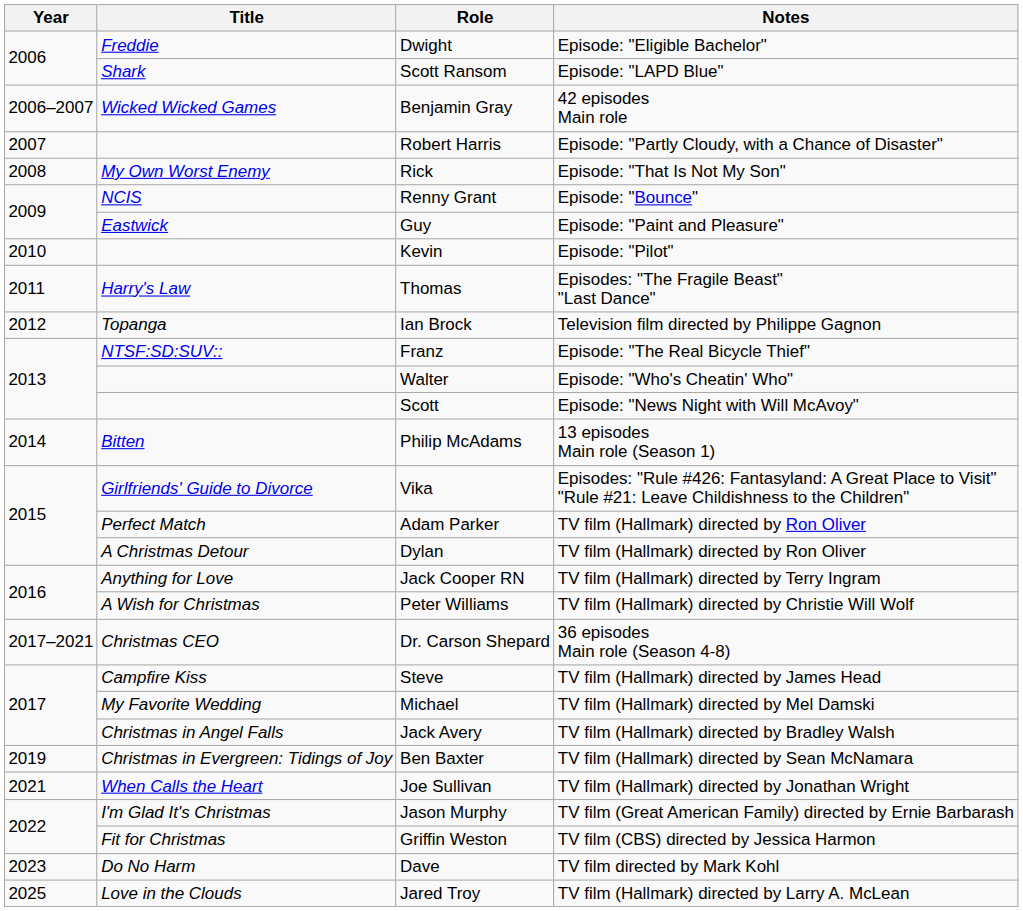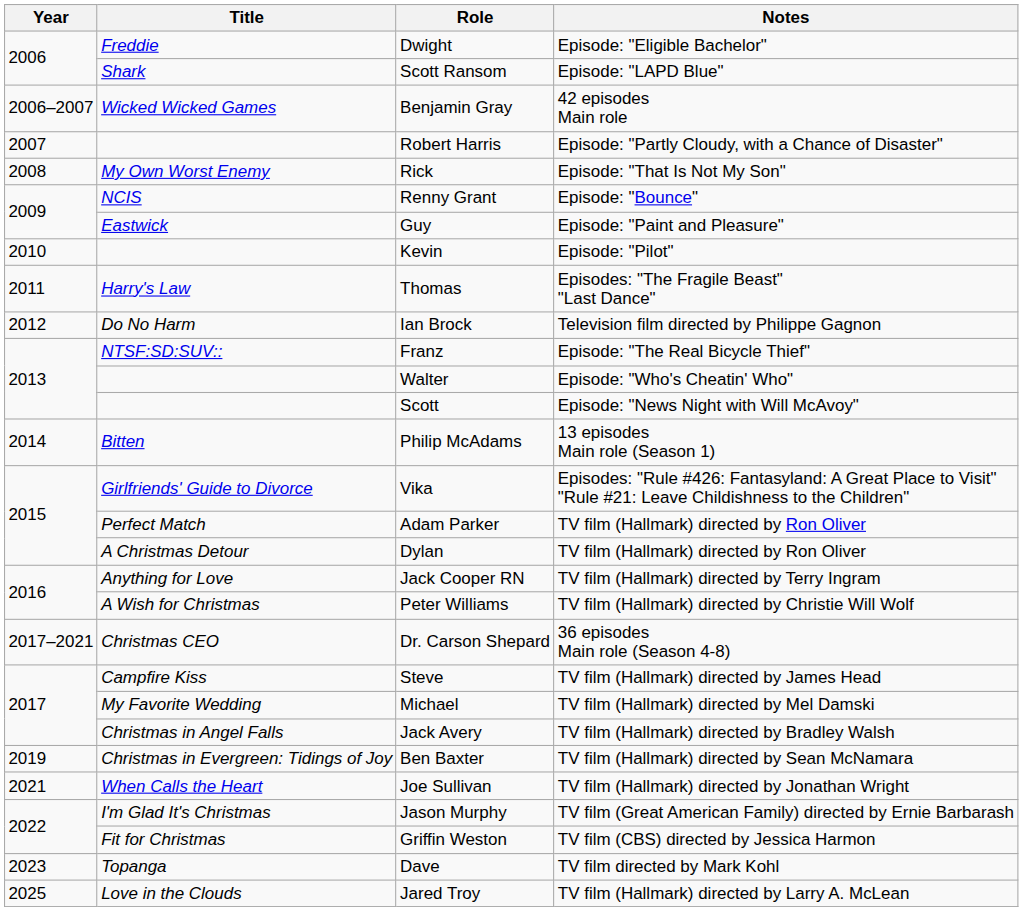(134, 325) Topanga -> (148, 325) Do No Harm
(148, 866) Do No Harm -> (134, 866) Topanga
